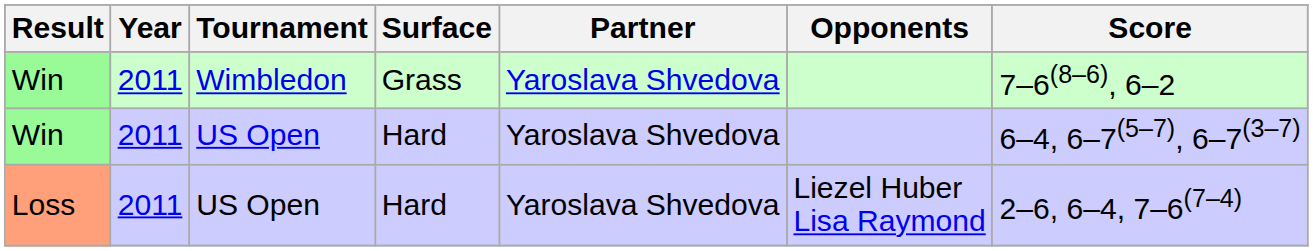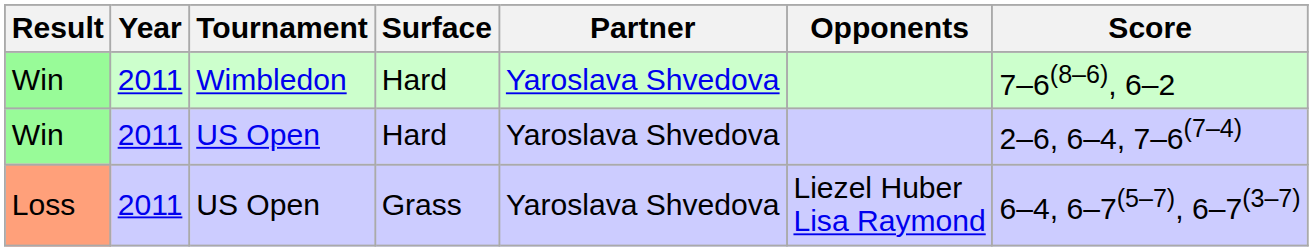(422, 80) Grass -> (414, 80) Hard
(1150, 135) 6–4, 6–7(5–7), 6–7(3–7) -> (1121, 135) 2–6, 6–4, 7–6(7–4)
(414, 204) Hard -> (422, 204) Grass
(1121, 204) 2–6, 6–4, 7–6(7–4) -> (1150, 204) 6–4, 6–7(5–7), 6–7(3–7)
